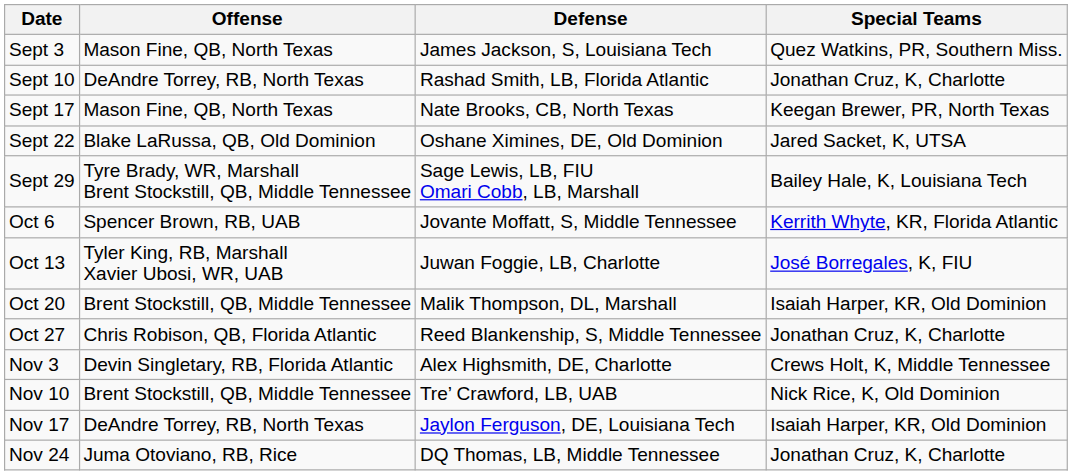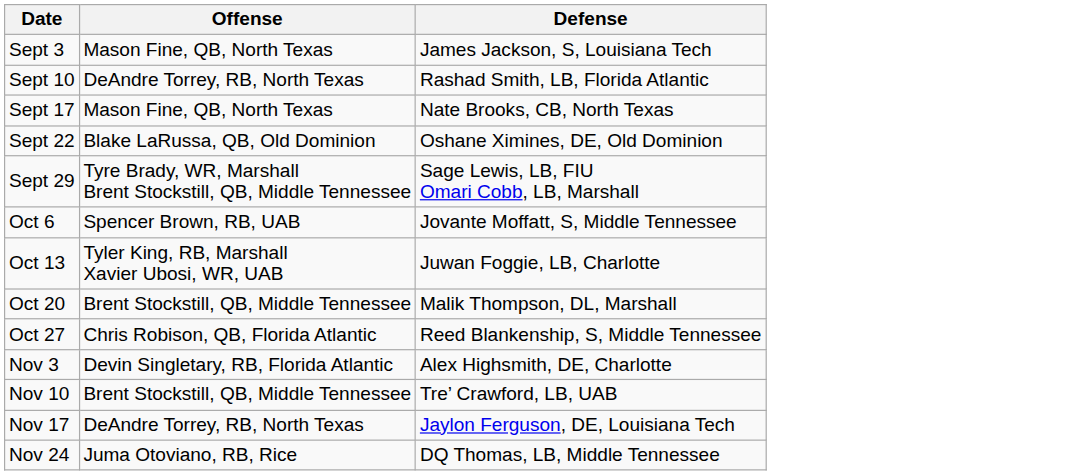- column: (916, 19)
